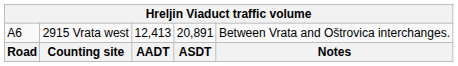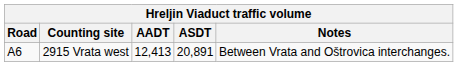rows swapped: (22, 52) <-> (14, 33)
